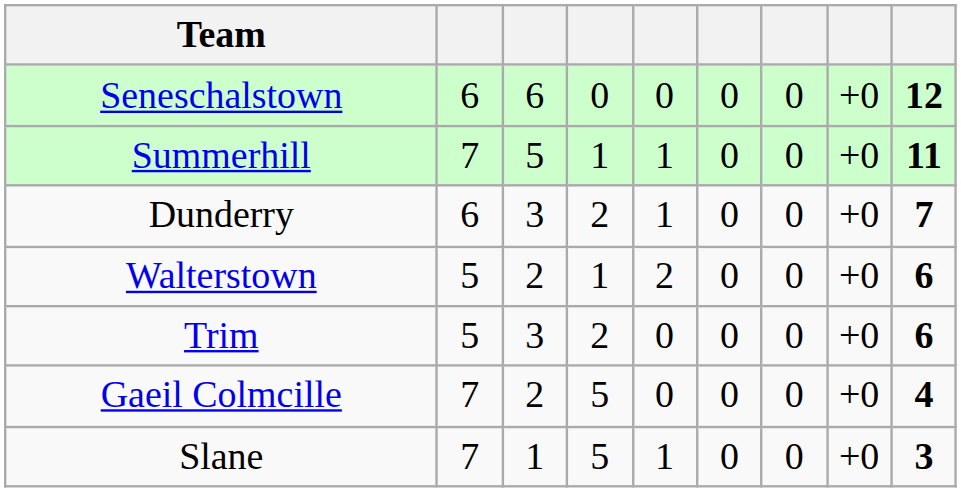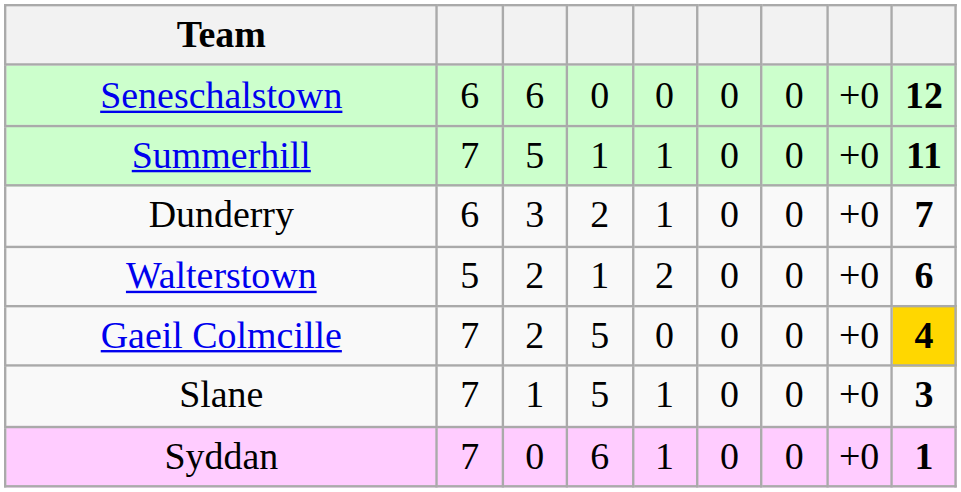- row: (221, 335)
(924, 395) no background -> (924, 335) gold background
+ row: (221, 455)
